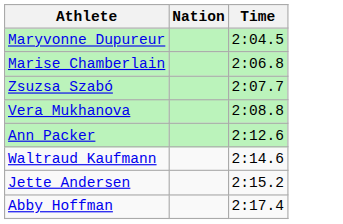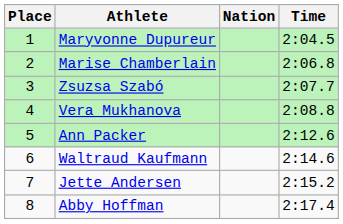+ column: (30, 16)
